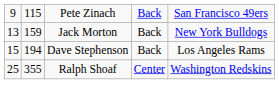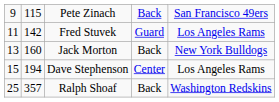+ row: (88, 32)
(33, 32) 159 -> (33, 50) 160
(149, 50) Back -> (149, 69) Center
(33, 69) 355 -> (33, 87) 357
(149, 69) Center -> (149, 87) Back
